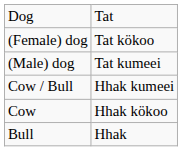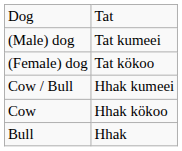rows swapped: (48, 39) <-> (41, 63)
